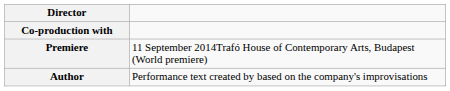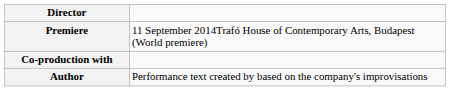rows swapped: (67, 47) <-> (67, 30)
